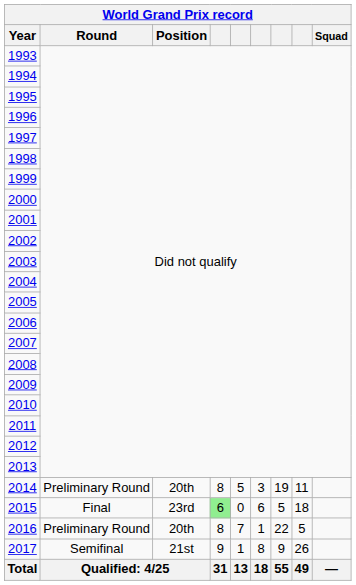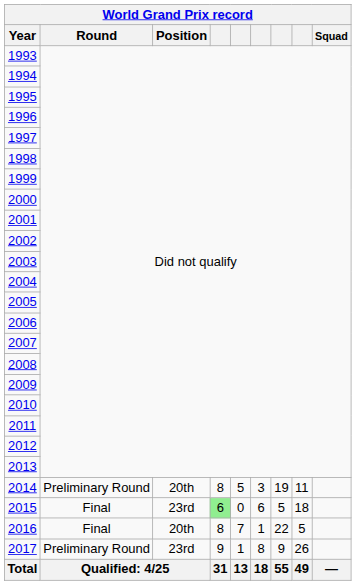(97, 528) Preliminary Round -> (97, 528) Final
(97, 549) Semifinal -> (97, 549) Preliminary Round
(181, 549) 21st -> (181, 549) 23rd
